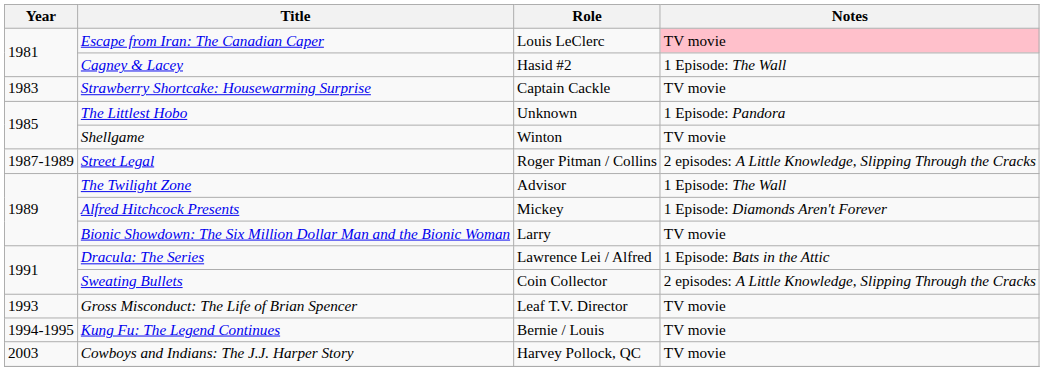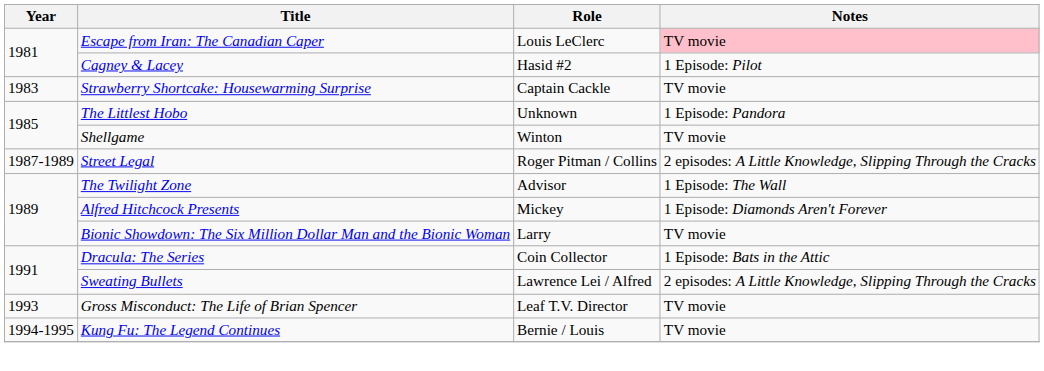(725, 64) 1 Episode: The Wall -> (713, 64) 1 Episode: Pilot
(584, 257) Lawrence Lei / Alfred -> (562, 257) Coin Collector
(562, 281) Coin Collector -> (584, 281) Lawrence Lei / Alfred
- row: (217, 354)
